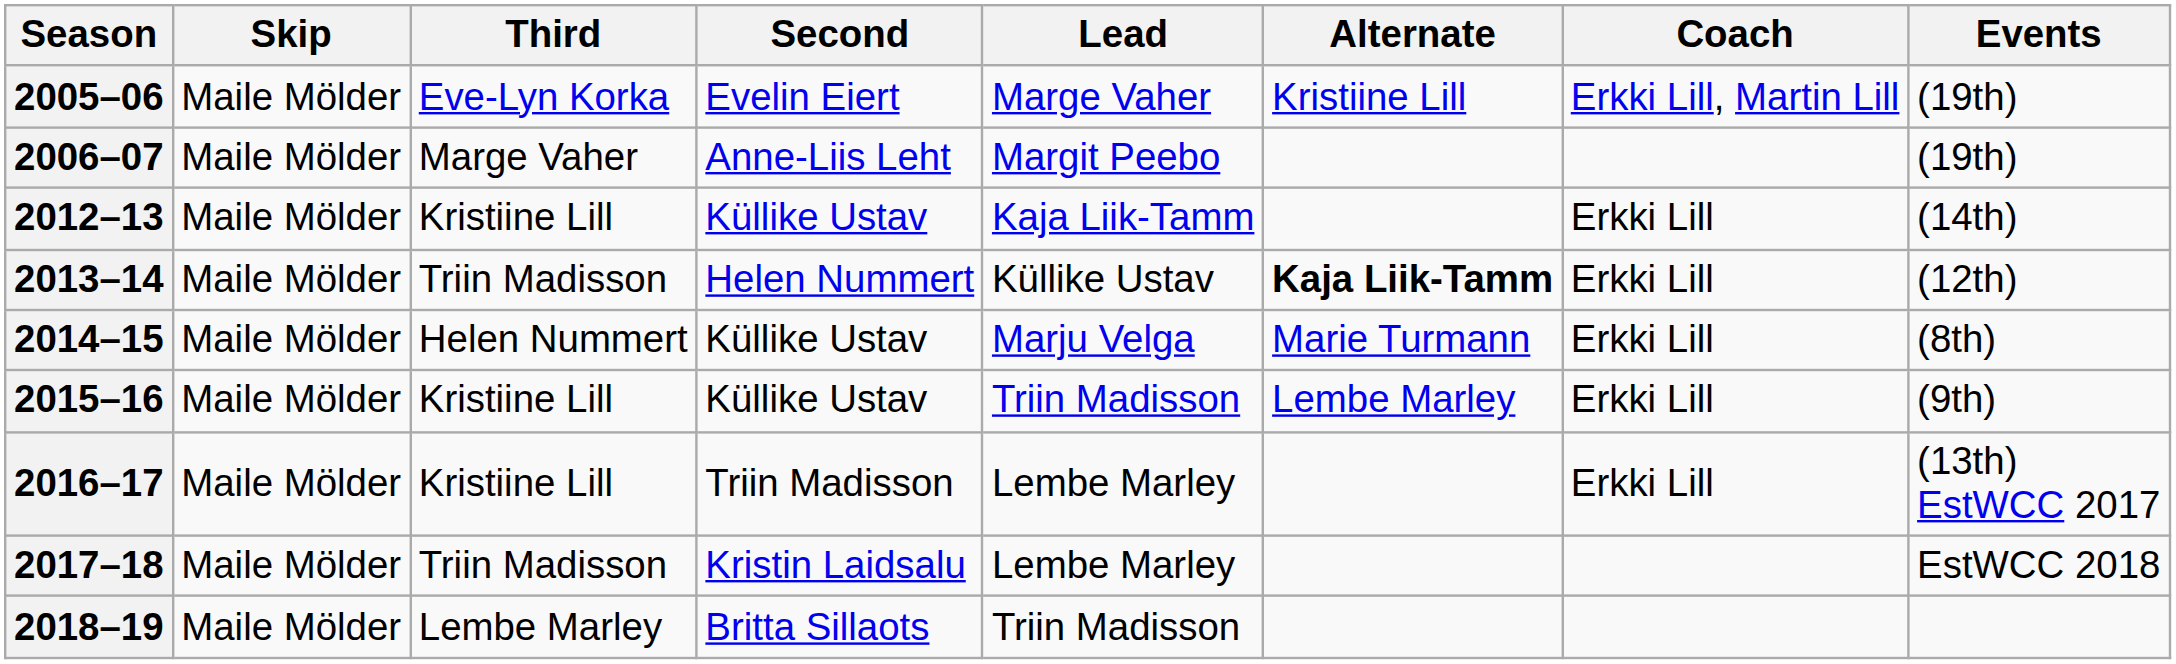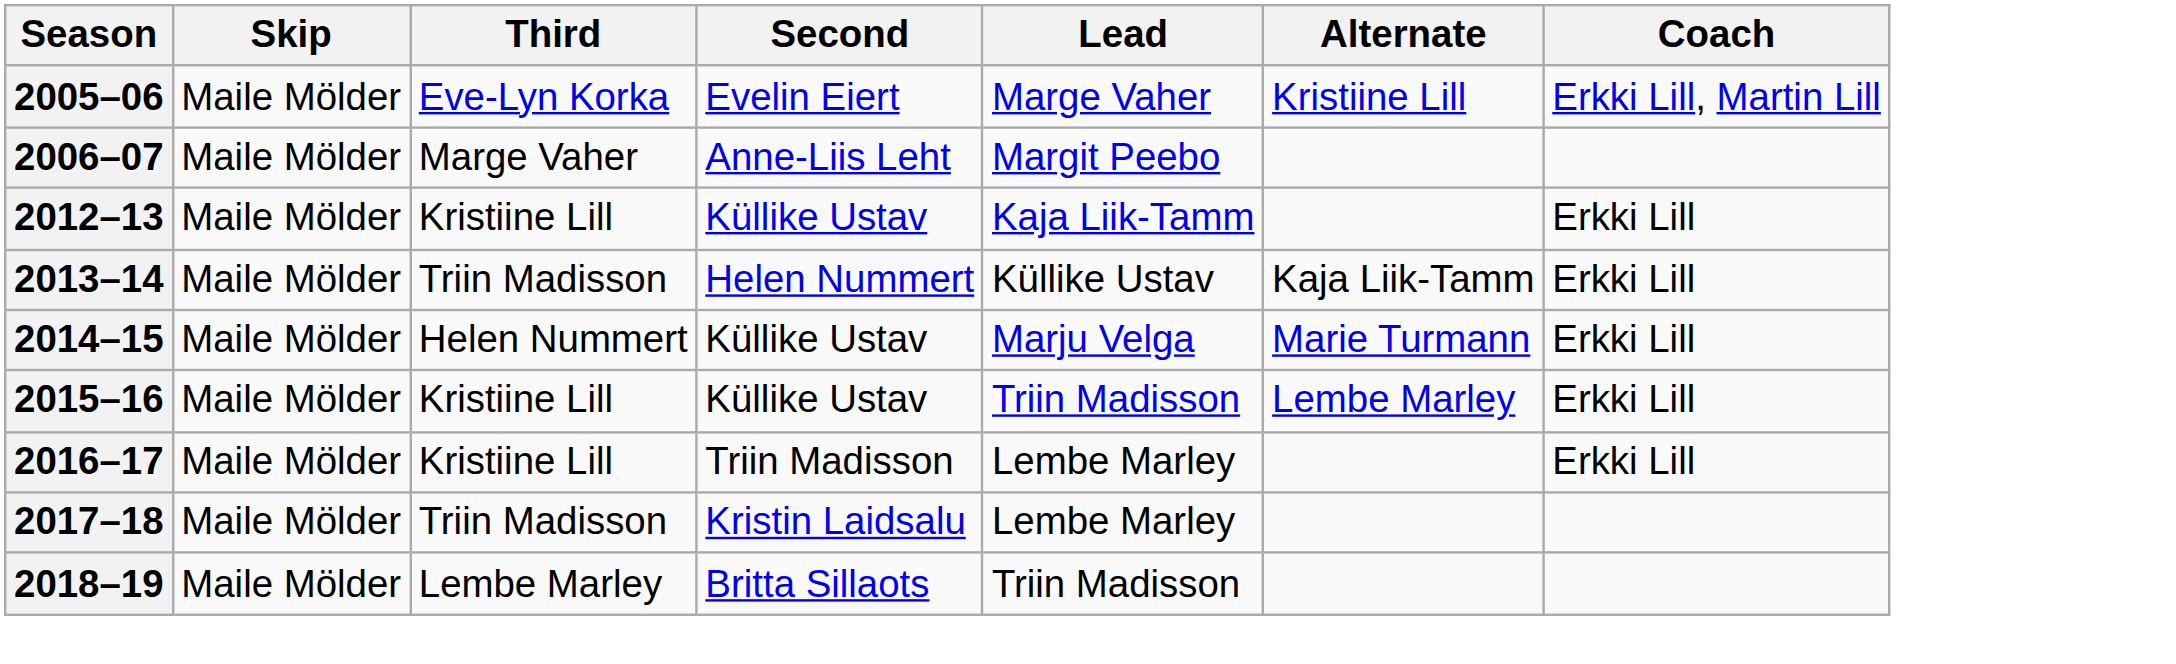- column: (2039, 34)
(1413, 278) bold -> (1403, 278) normal
